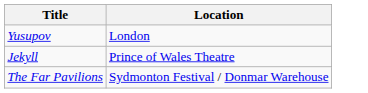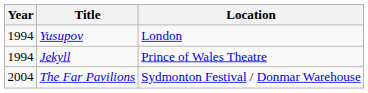+ column: (21, 14)
